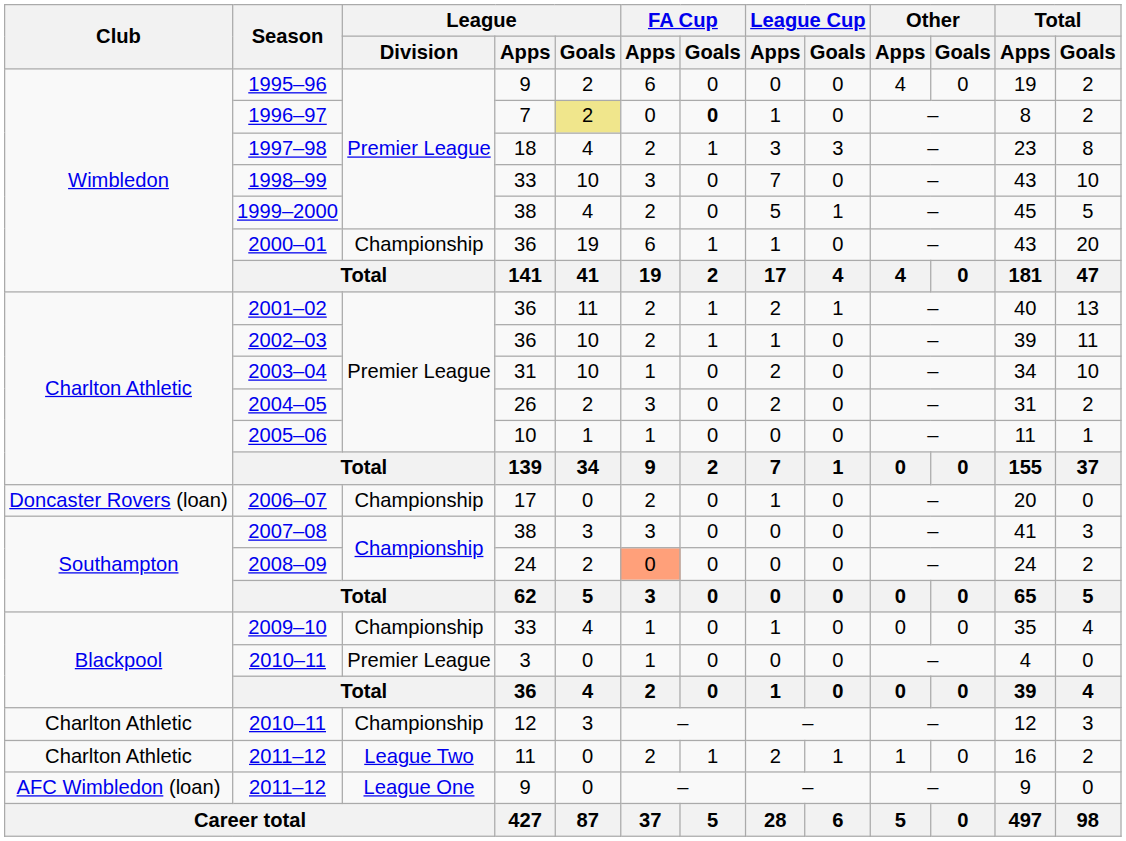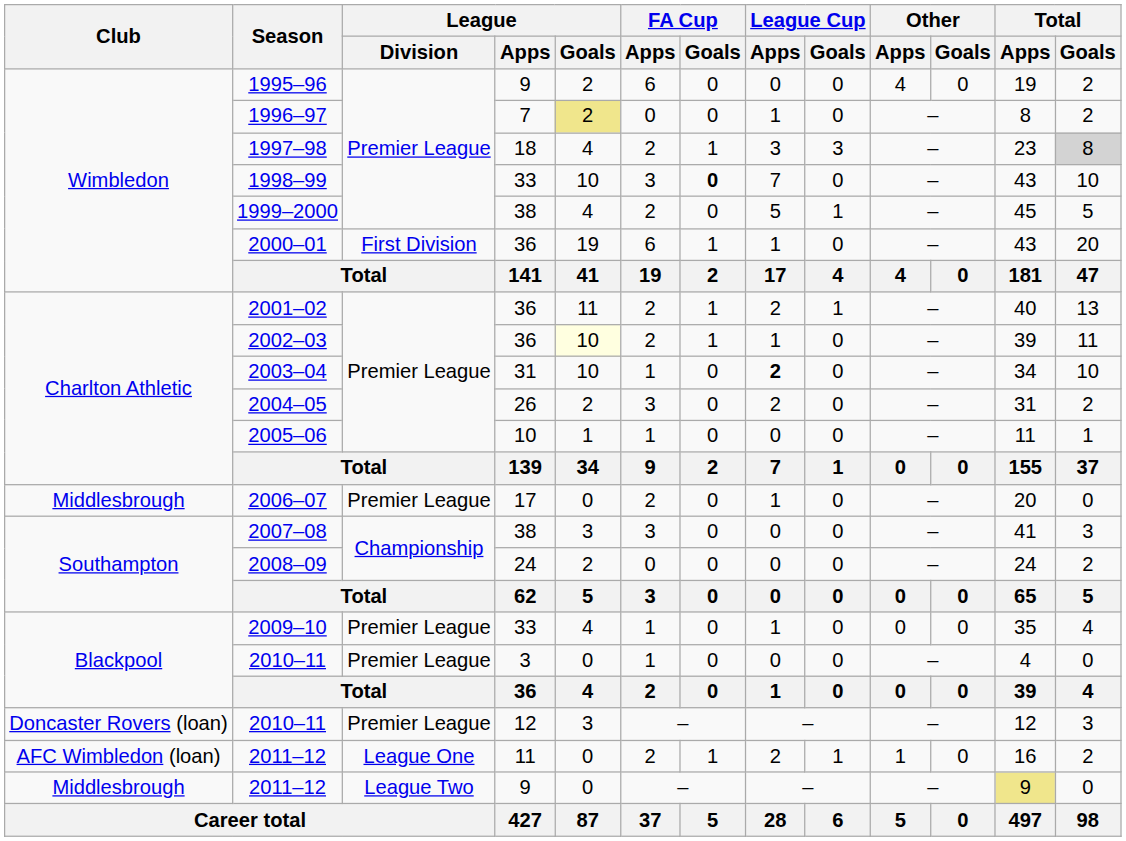(713, 116) bold -> (713, 116) normal
(1088, 148) no background -> (1088, 148) lightgrey background
(713, 180) normal -> (713, 180) bold
(419, 244) Championship -> (419, 244) First Division
(588, 340) no background -> (588, 340) lightyellow background
(775, 372) normal -> (775, 372) bold
(119, 500) Doncaster Rovers (loan) -> (119, 500) Middlesbrough
(419, 500) Championship -> (419, 500) Premier League
(650, 564) lightsalmon background -> (650, 564) no background
(419, 627) Championship -> (419, 627) Premier League
(119, 723) Charlton Athletic -> (119, 723) Doncaster Rovers (loan)
(419, 723) Championship -> (419, 723) Premier League
(119, 755) Charlton Athletic -> (119, 755) AFC Wimbledon (loan)
(419, 755) League Two -> (419, 755) League One
(119, 787) AFC Wimbledon (loan) -> (119, 787) Middlesbrough
(419, 787) League One -> (419, 787) League Two
(1025, 787) no background -> (1025, 787) khaki background
